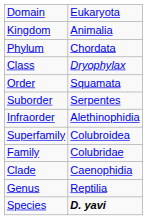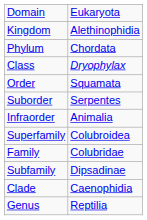(91, 30) Animalia -> (105, 30) Alethinophidia
(105, 118) Alethinophidia -> (91, 118) Animalia
+ row: (31, 170)
- row: (27, 205)
